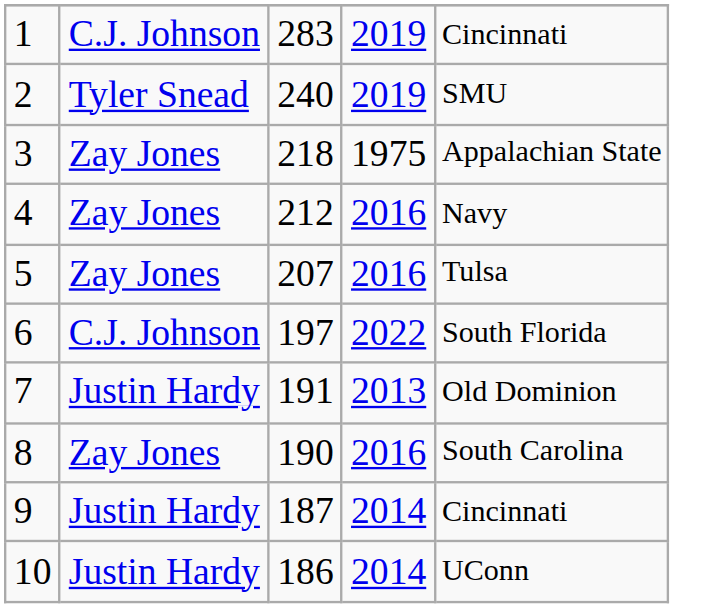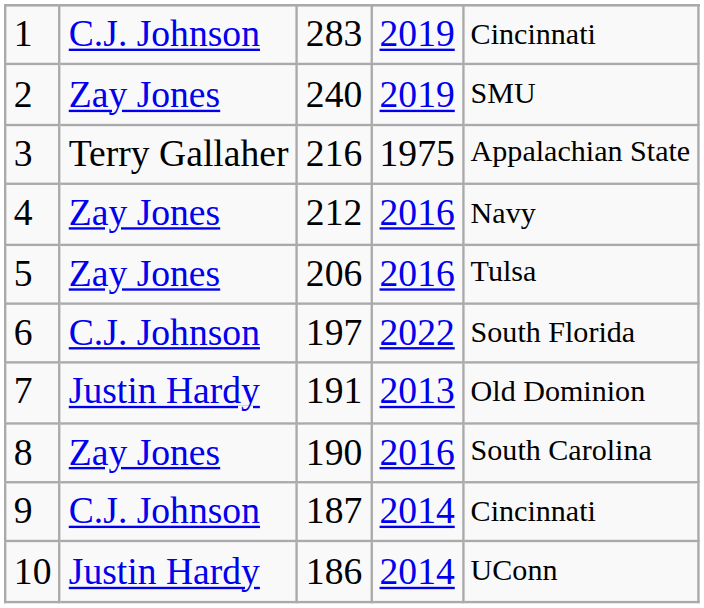(159, 93) Tyler Snead -> (144, 93) Zay Jones
(144, 153) Zay Jones -> (179, 153) Terry Gallaher
(305, 153) 218 -> (334, 153) 216
(305, 272) 207 -> (334, 272) 206
(164, 511) Justin Hardy -> (164, 511) C.J. Johnson
